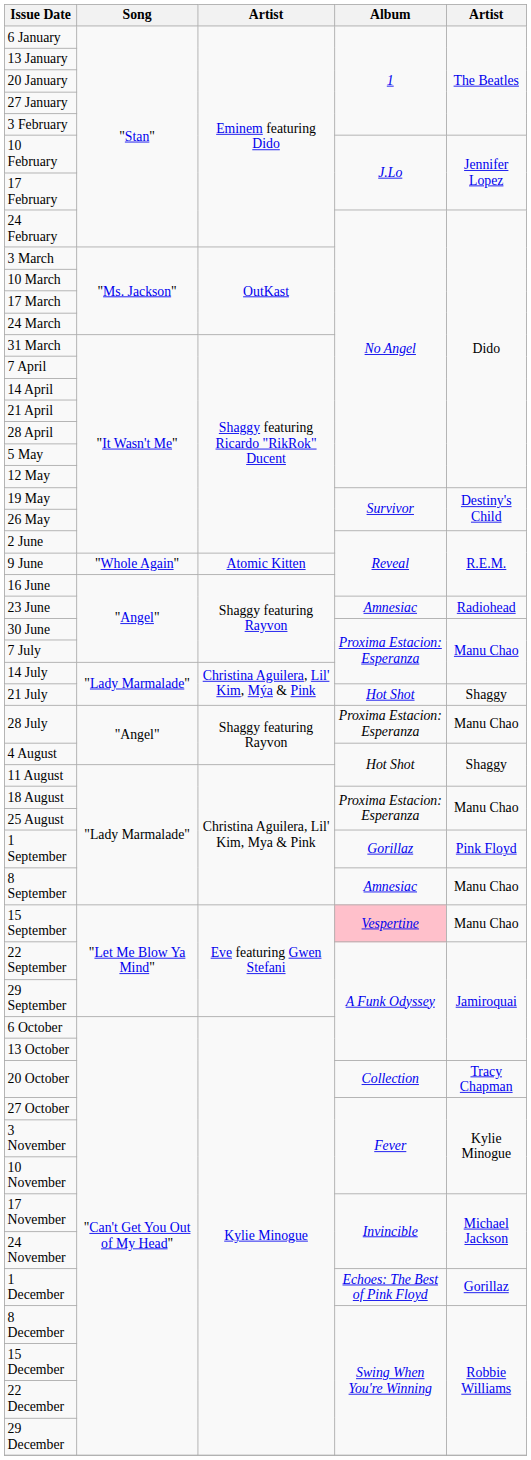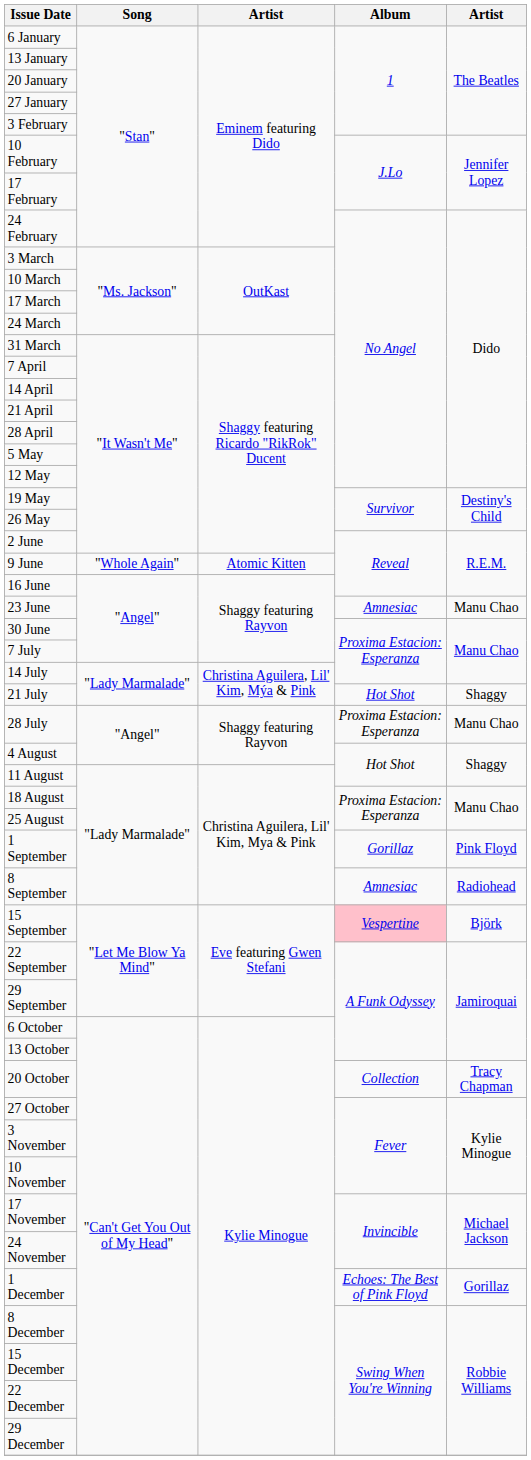(486, 607) Radiohead -> (486, 607) Manu Chao
(486, 886) Manu Chao -> (486, 886) Radiohead
(486, 923) Manu Chao -> (486, 923) Björk
